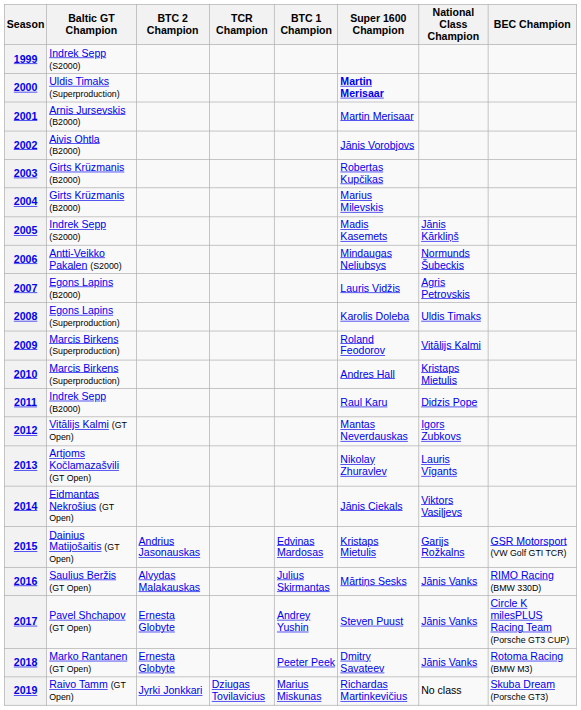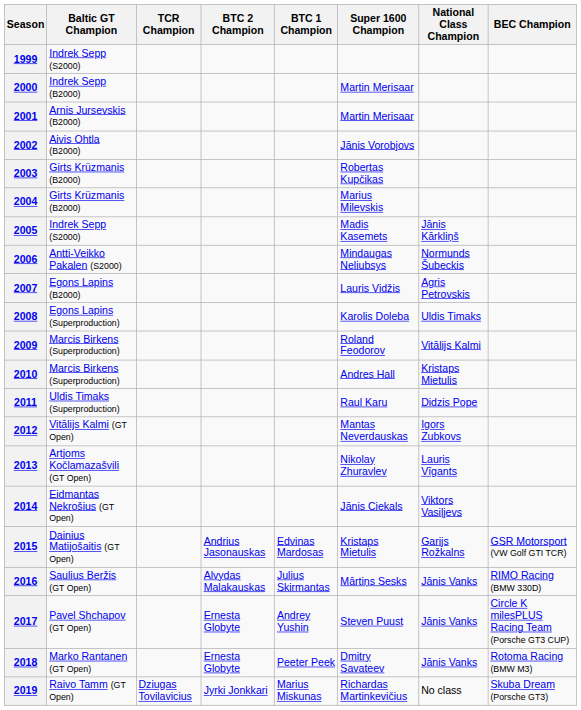columns swapped: (242, 24) <-> (173, 24)
(84, 87) Uldis Timaks (Superproduction) -> (78, 87) Indrek Sepp (B2000)
(362, 87) bold -> (377, 87) normal
(78, 402) Indrek Sepp (B2000) -> (84, 402) Uldis Timaks (Superproduction)
